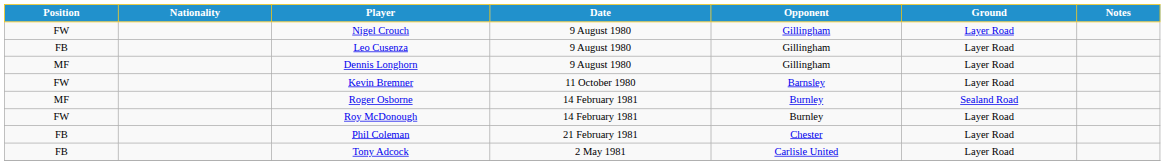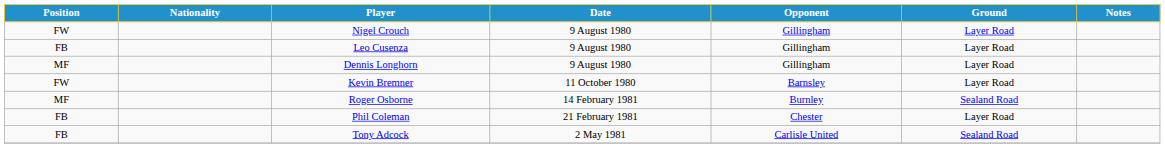- row: (381, 117)
(989, 152) Layer Road -> (989, 134) Sealand Road
